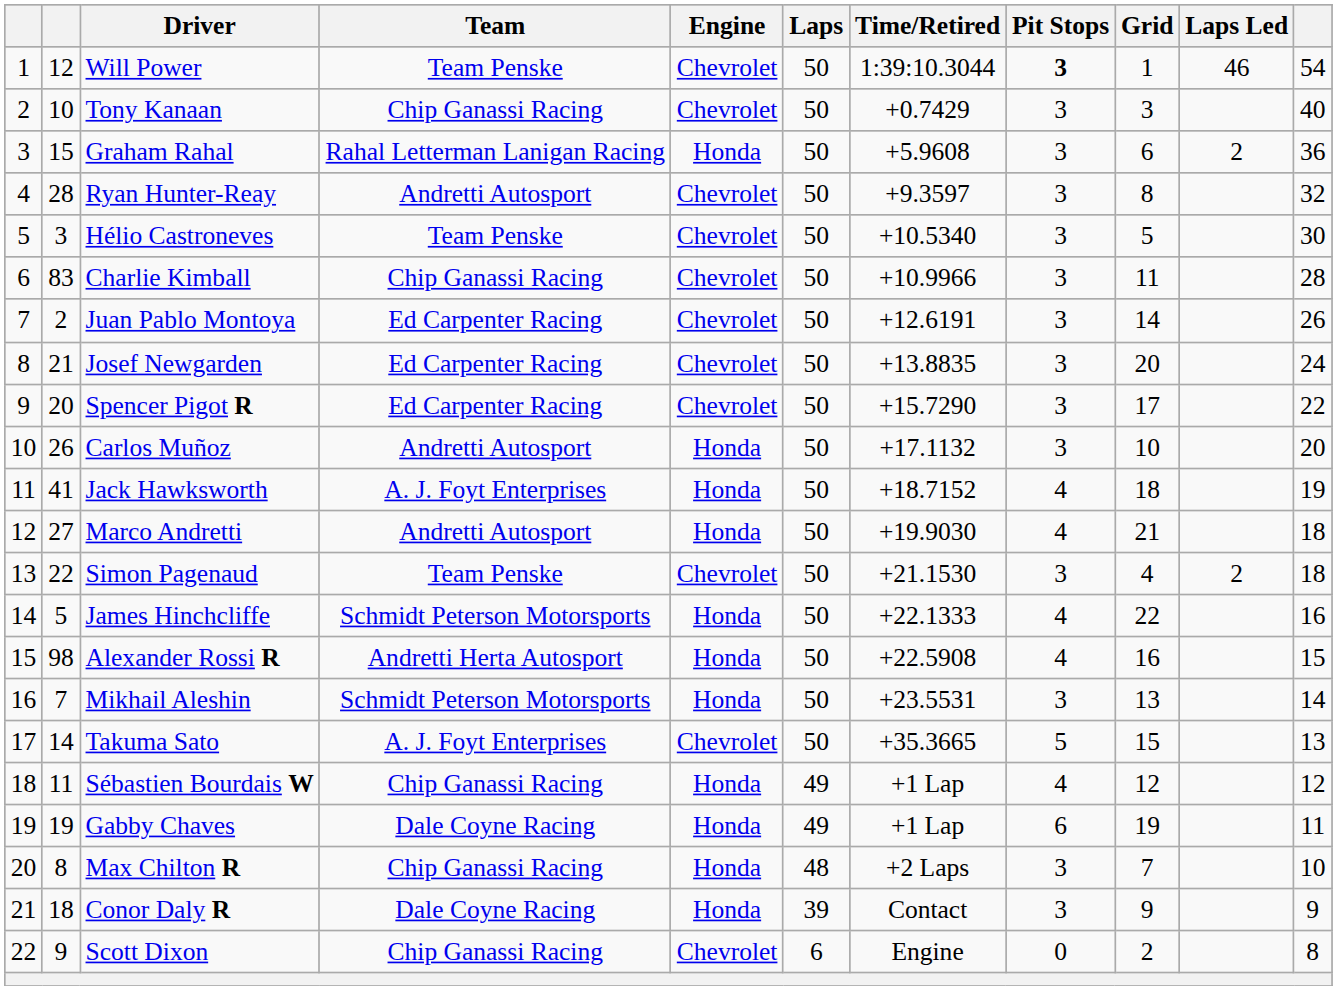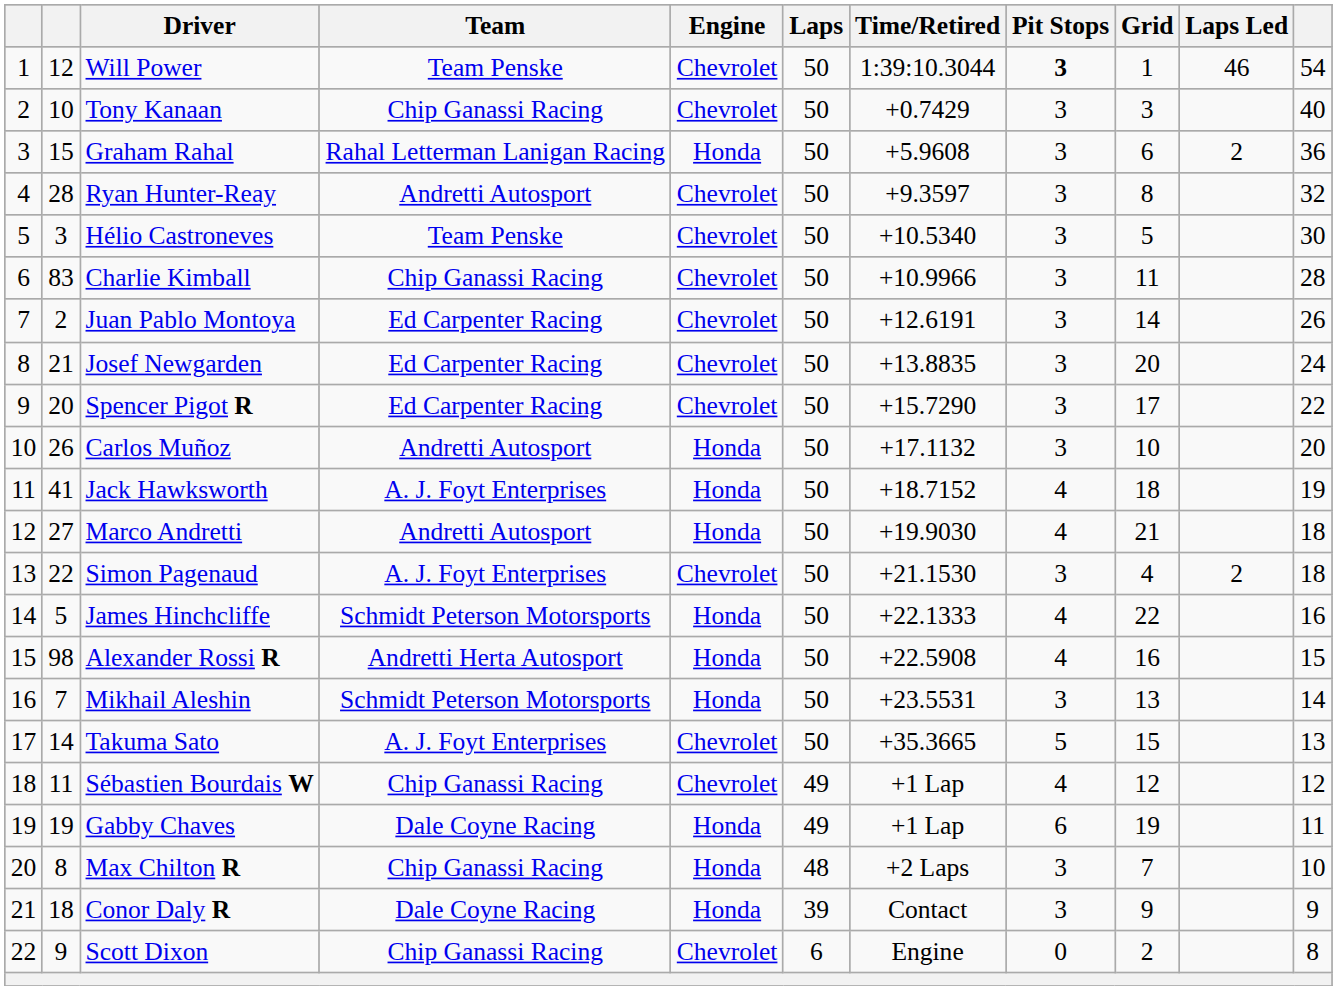(495, 573) Team Penske -> (495, 573) A. J. Foyt Enterprises
(727, 783) Honda -> (727, 783) Chevrolet
